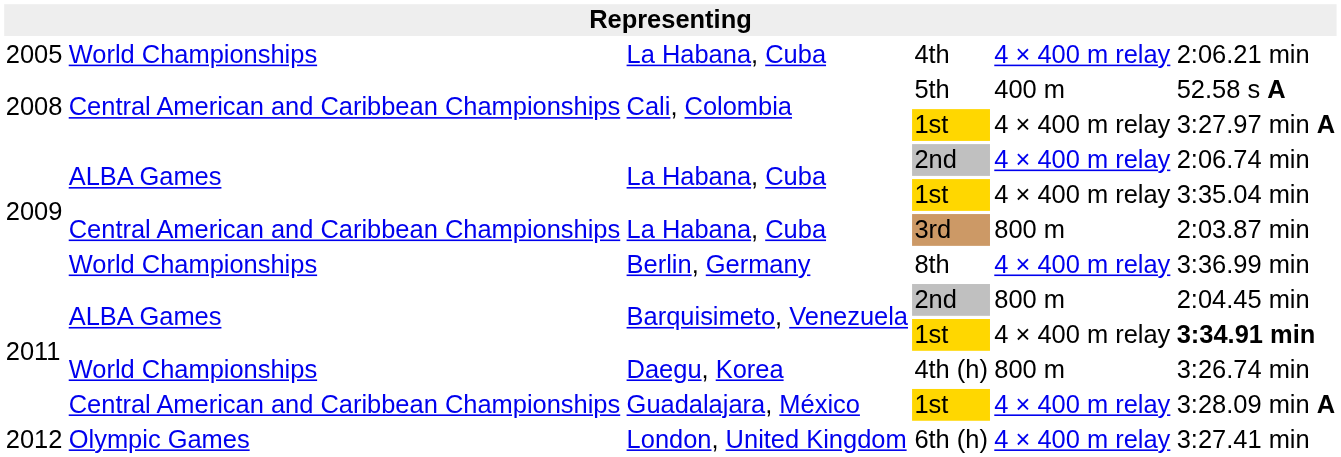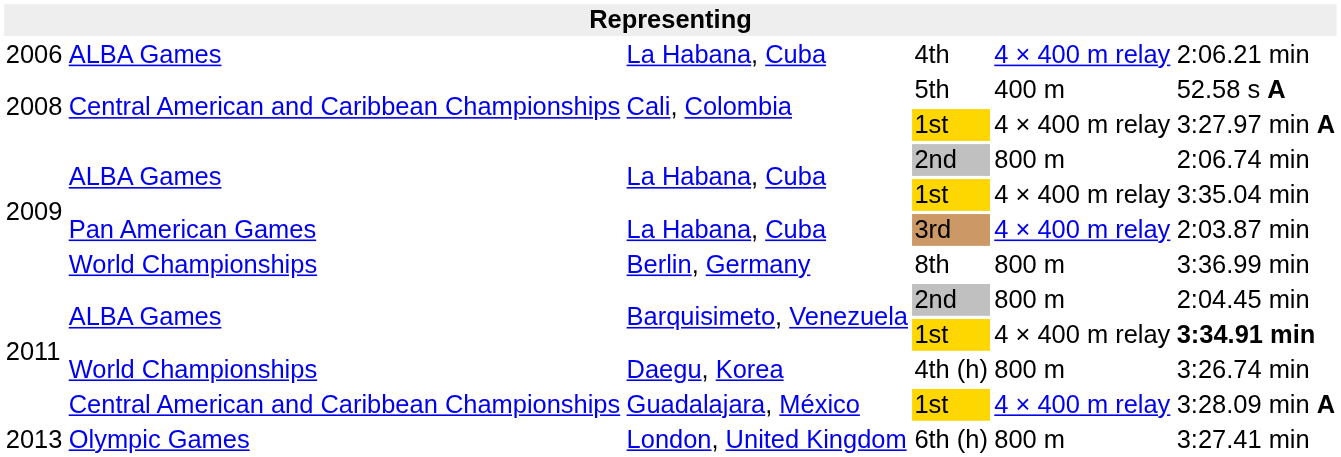(34, 54) 2005 -> (34, 54) 2006
(193, 54) World Championships -> (145, 54) ALBA Games
(1082, 159) 4 × 400 m relay -> (1030, 159) 800 m
(344, 229) Central American and Caribbean Championships -> (192, 229) Pan American Games
(1030, 229) 800 m -> (1082, 229) 4 × 400 m relay
(1082, 264) 4 × 400 m relay -> (1030, 264) 800 m
(34, 439) 2012 -> (34, 439) 2013
(1082, 439) 4 × 400 m relay -> (1030, 439) 800 m
